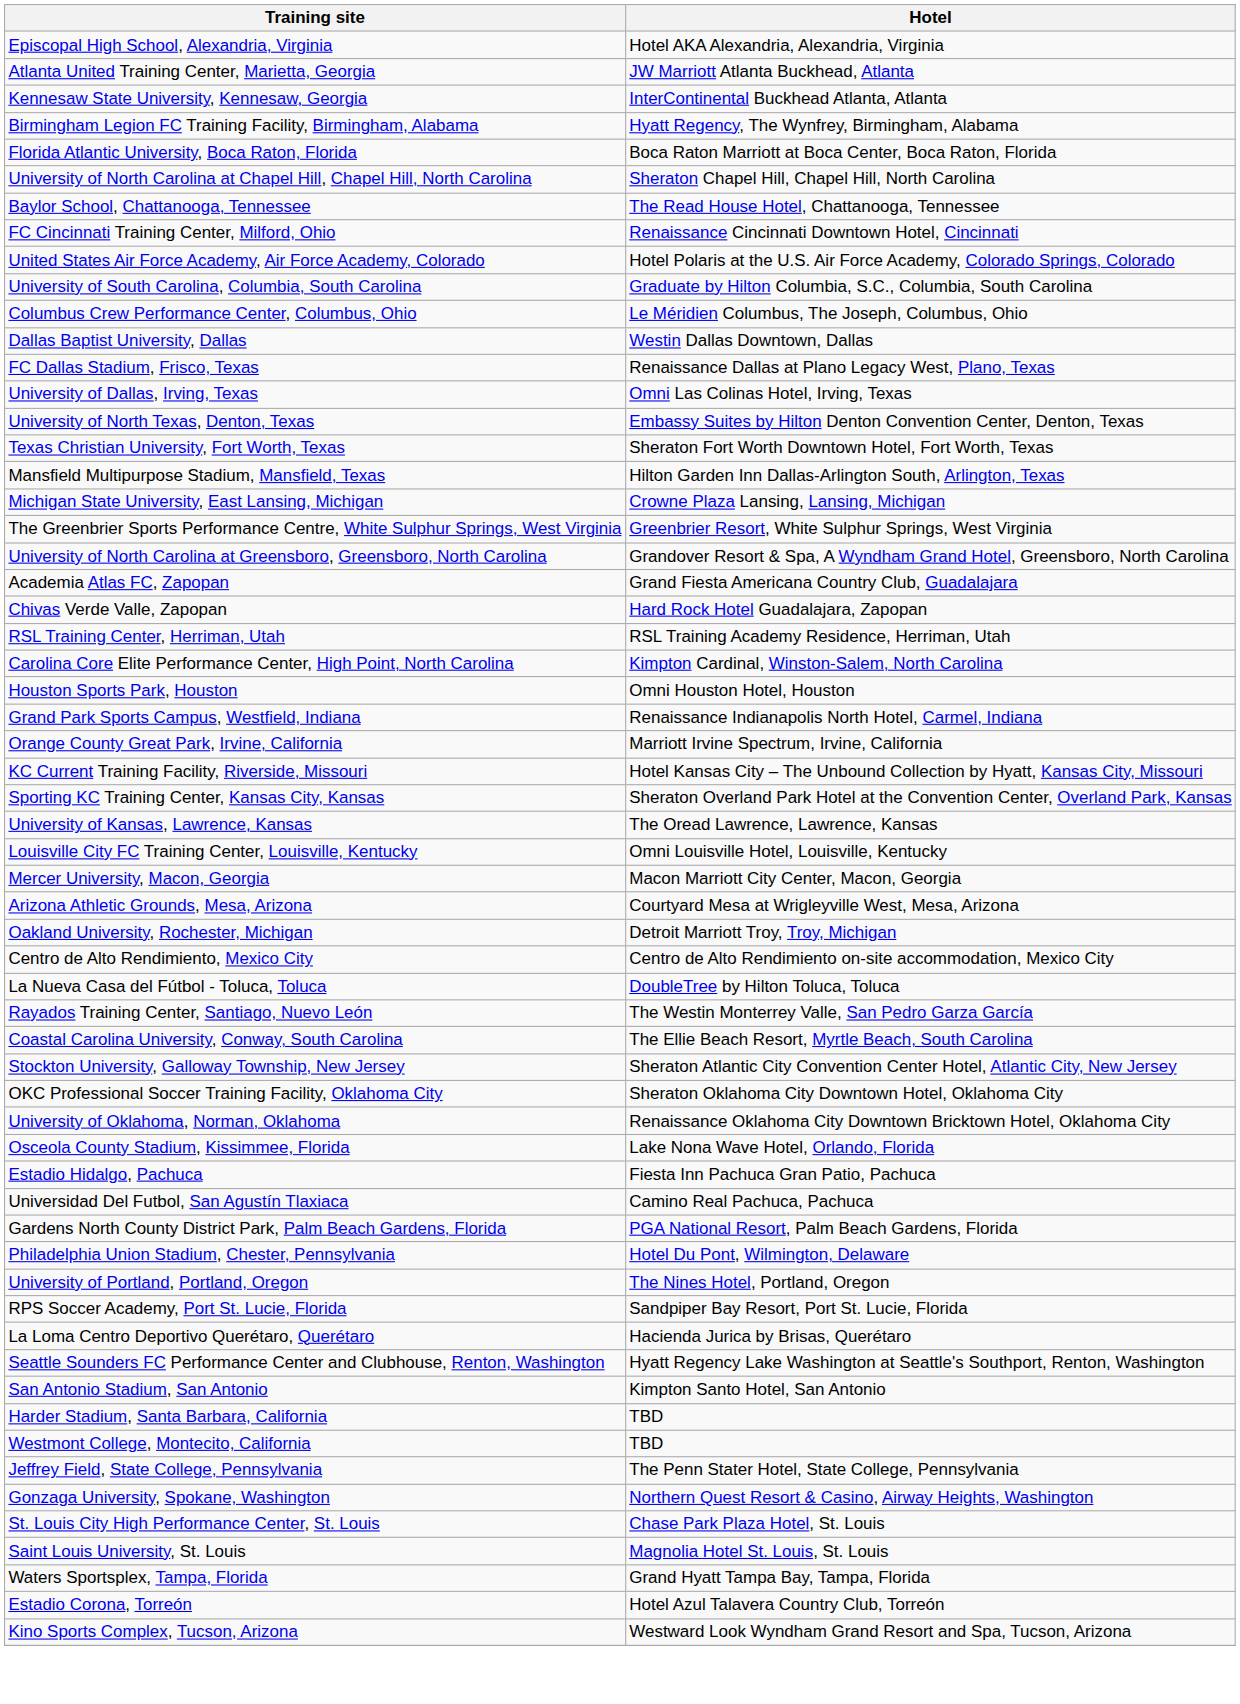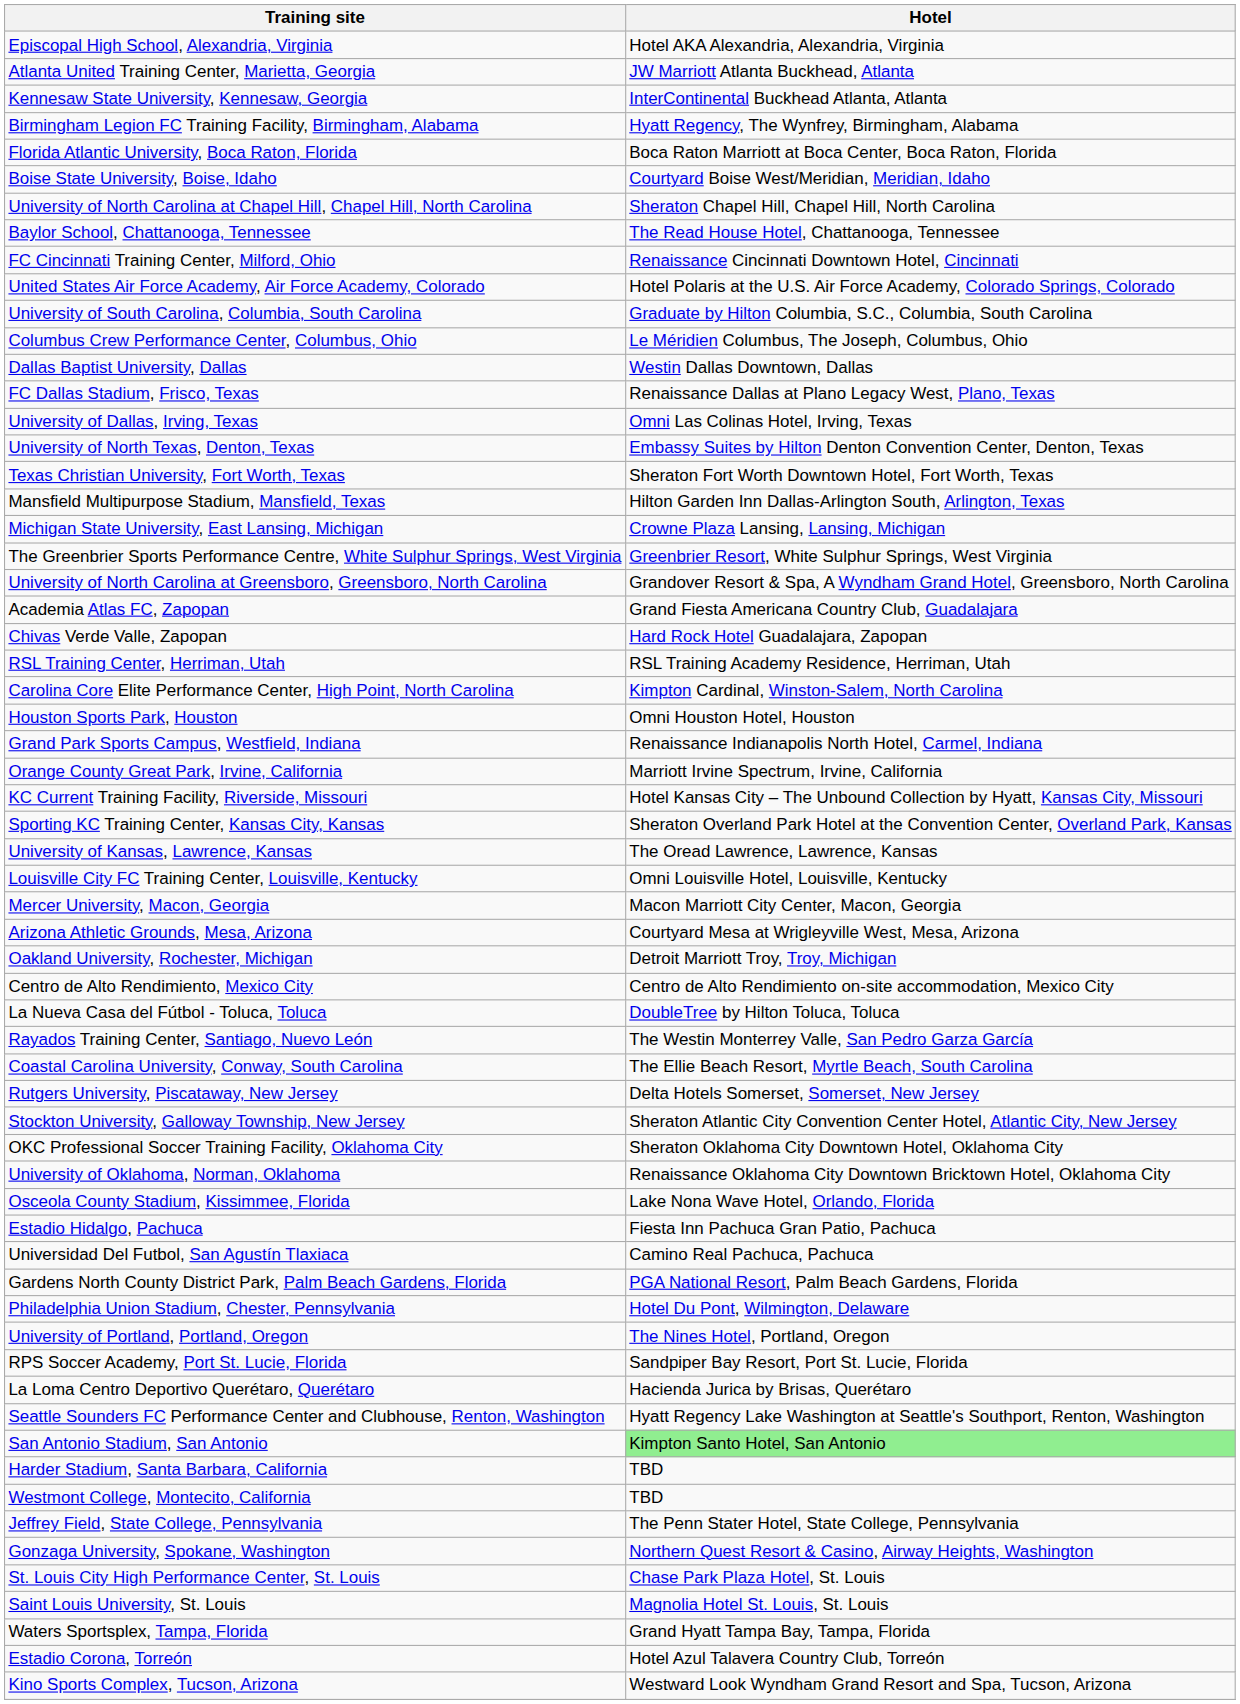+ row: (143, 179)
+ row: (173, 1093)
(758, 1389) no background -> (758, 1443) lightgreen background
